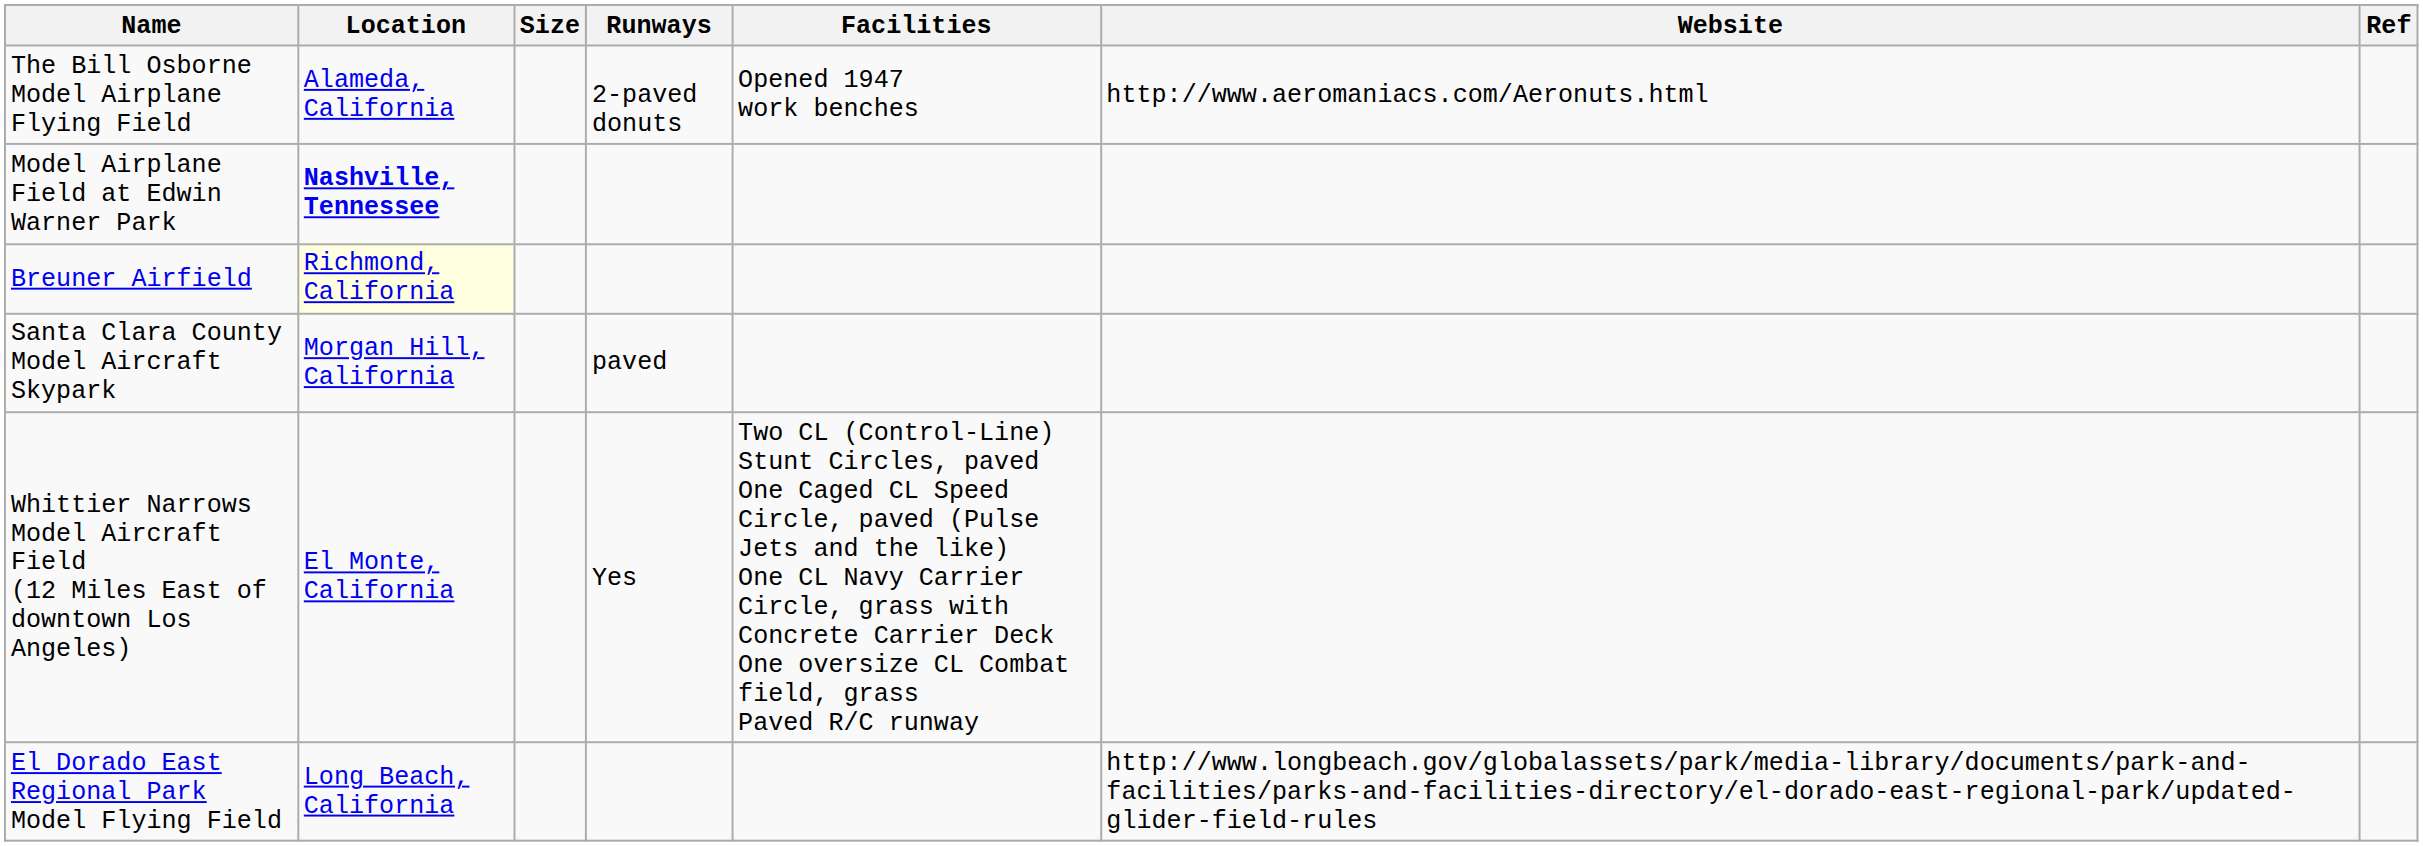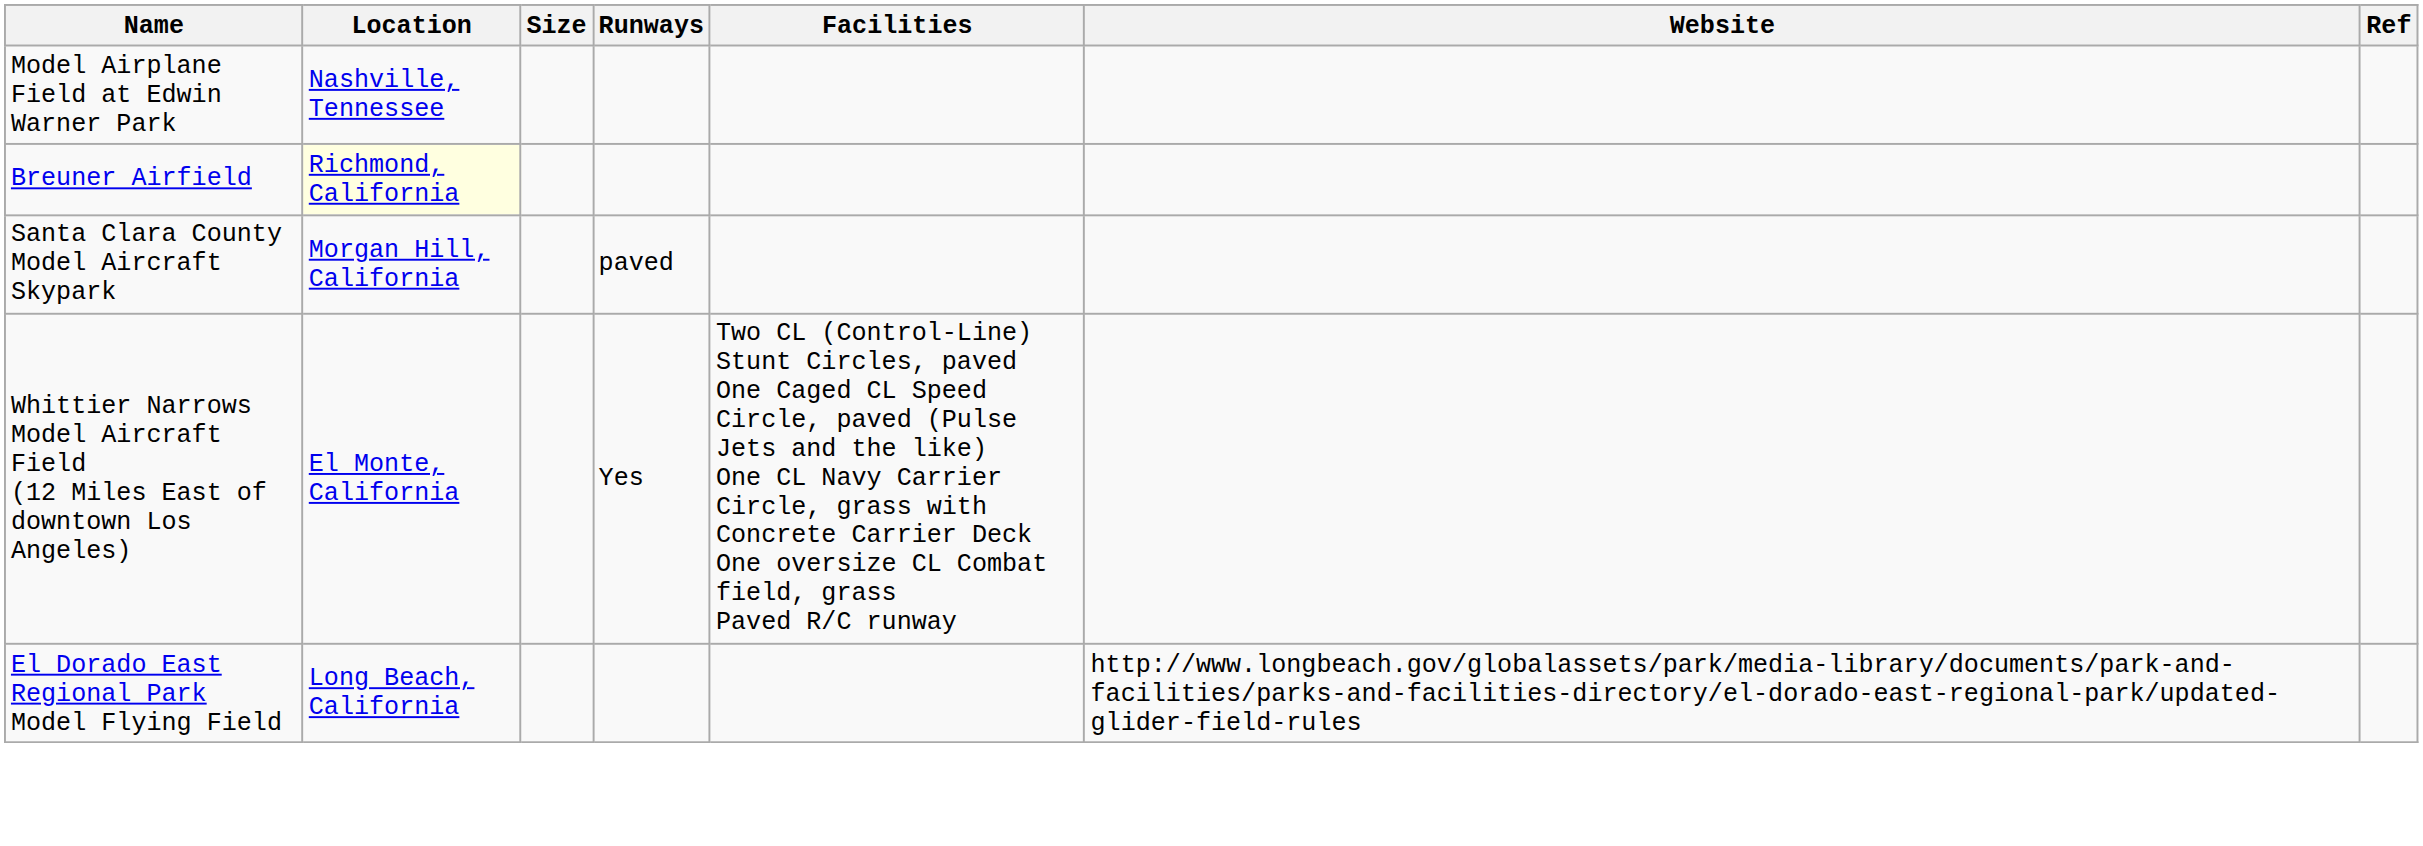- row: (131, 95)
(379, 194) bold -> (384, 95) normal
